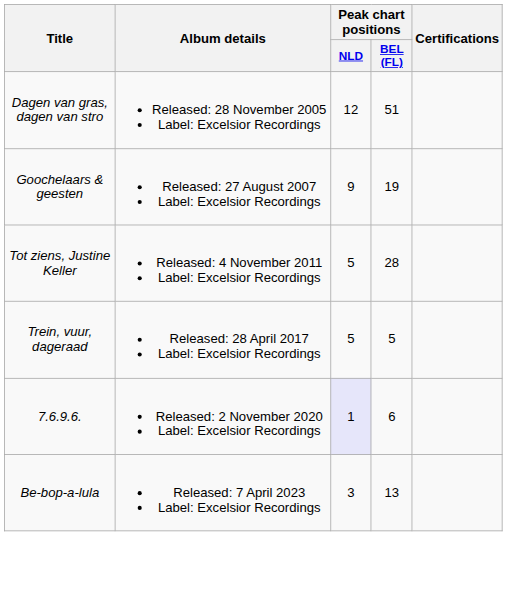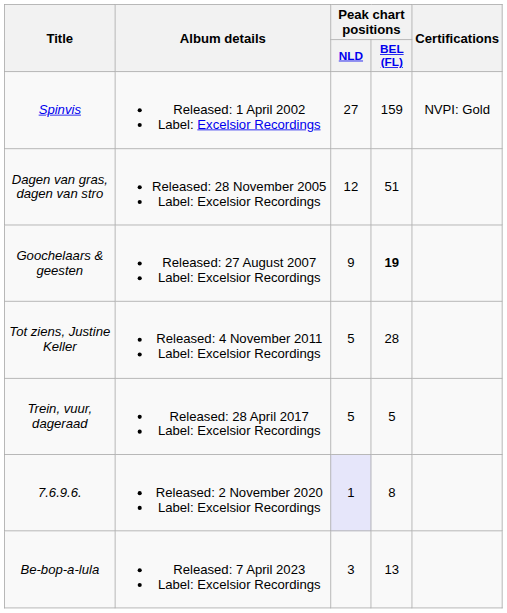+ row: (60, 110)
(392, 186) normal -> (392, 263) bold
(392, 416) 6 -> (392, 492) 8
